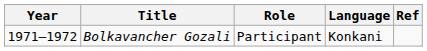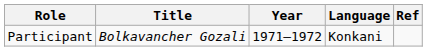columns swapped: (42, 15) <-> (279, 15)
